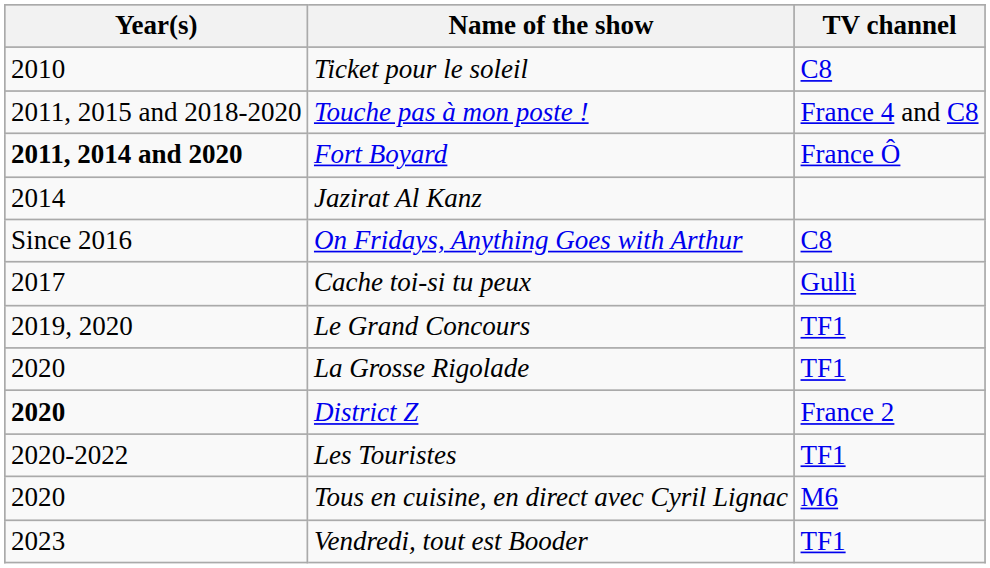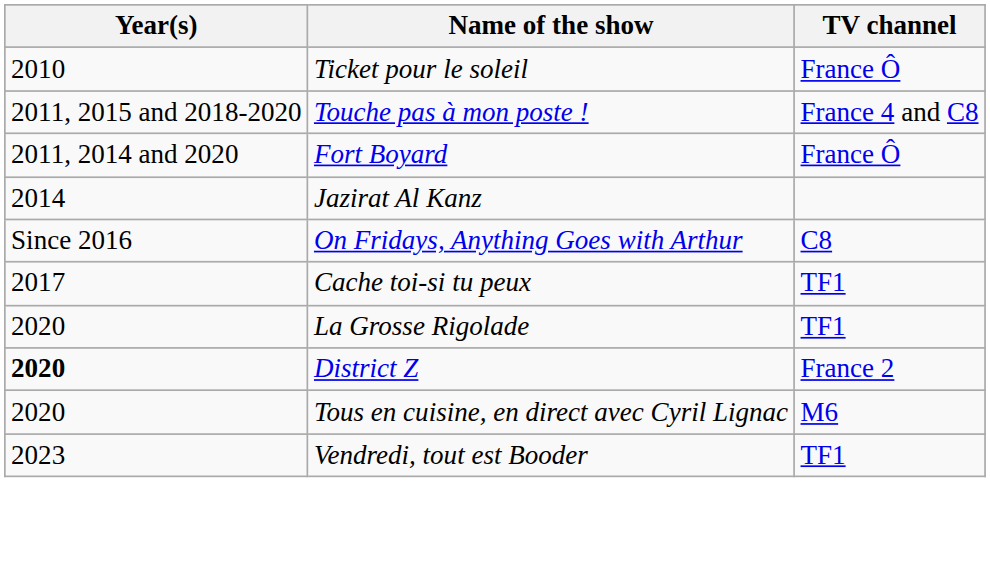(816, 68) C8 -> (850, 68) France Ô
(127, 154) bold -> (125, 154) normal
(828, 283) Gulli -> (823, 283) TF1
- row: (422, 326)
- row: (385, 454)
